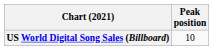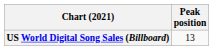(190, 38) 10 -> (190, 38) 13
